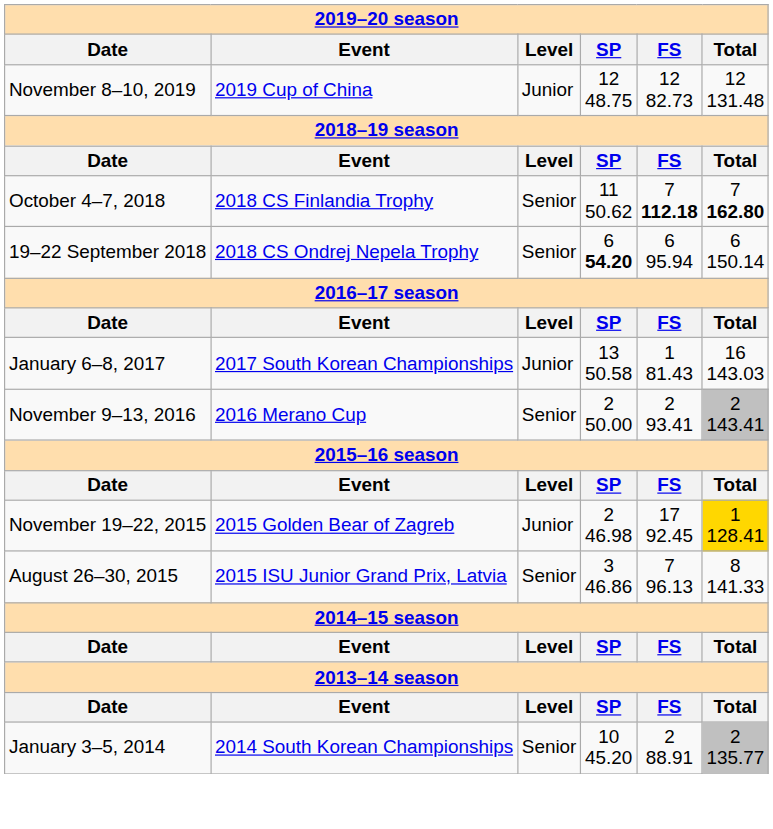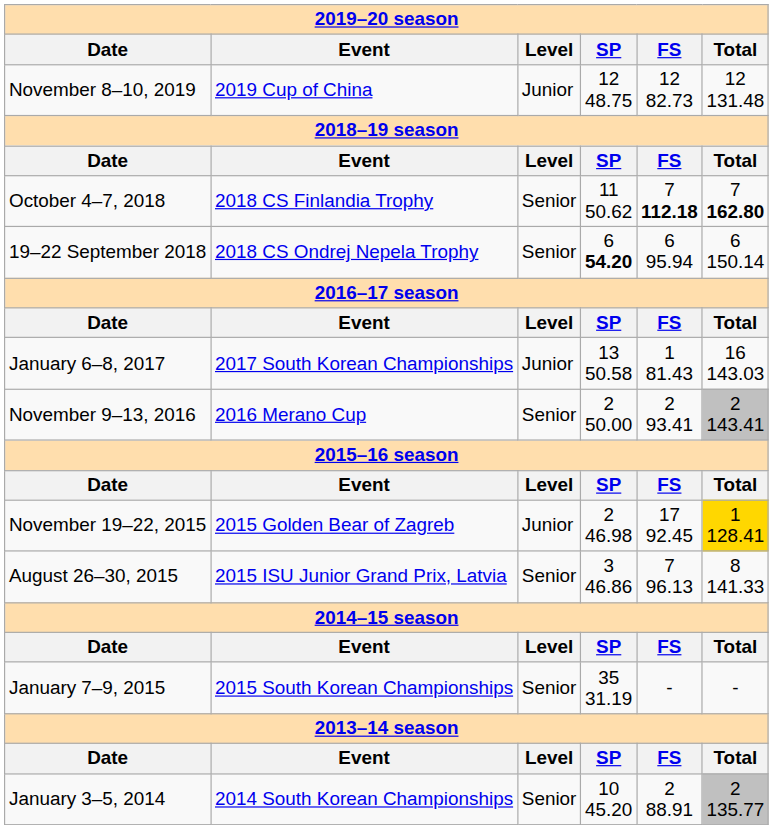+ row: (87, 687)
